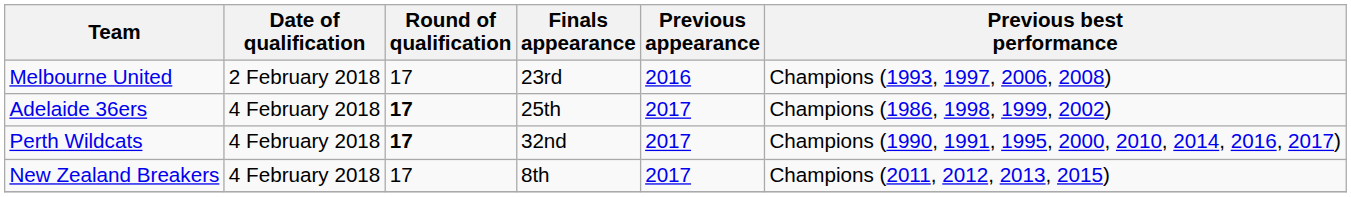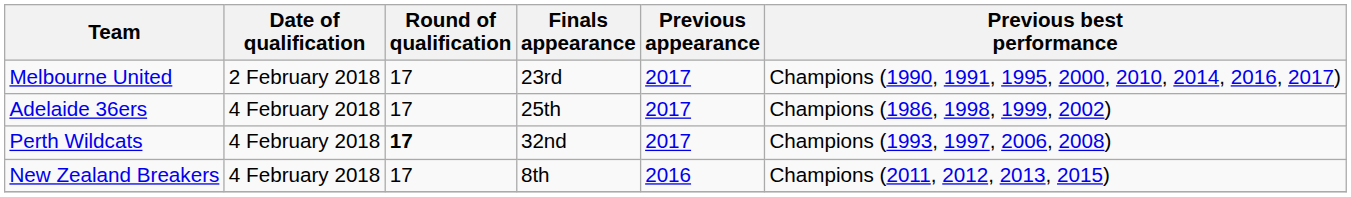(668, 76) 2016 -> (668, 76) 2017
(940, 76) Champions (1993, 1997, 2006, 2008) -> (1055, 76) Champions (1990, 1991, 1995, 2000, 2010, 2014, 2016, 2017)
(401, 109) bold -> (401, 109) normal
(1055, 142) Champions (1990, 1991, 1995, 2000, 2010, 2014, 2016, 2017) -> (940, 142) Champions (1993, 1997, 2006, 2008)
(668, 175) 2017 -> (668, 175) 2016
